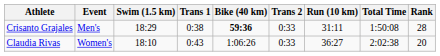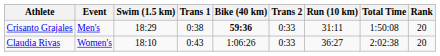(422, 28) 28 -> (422, 28) 20
